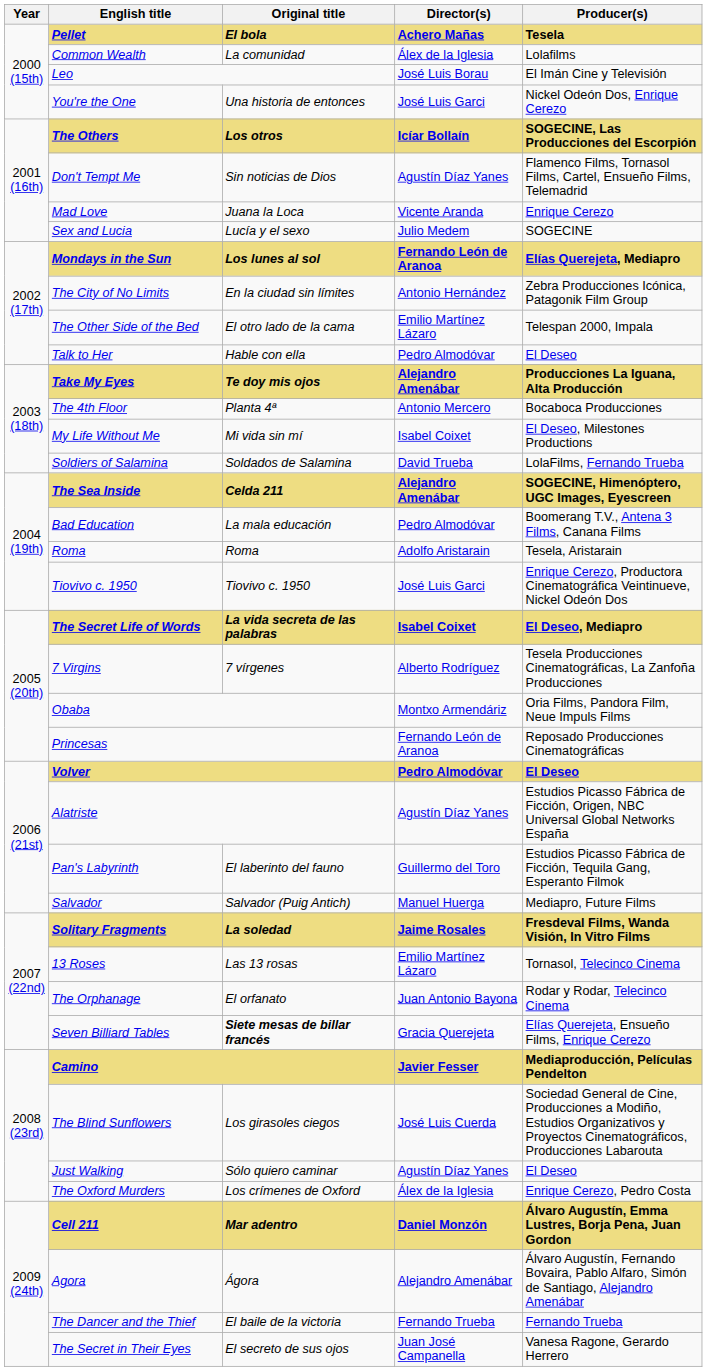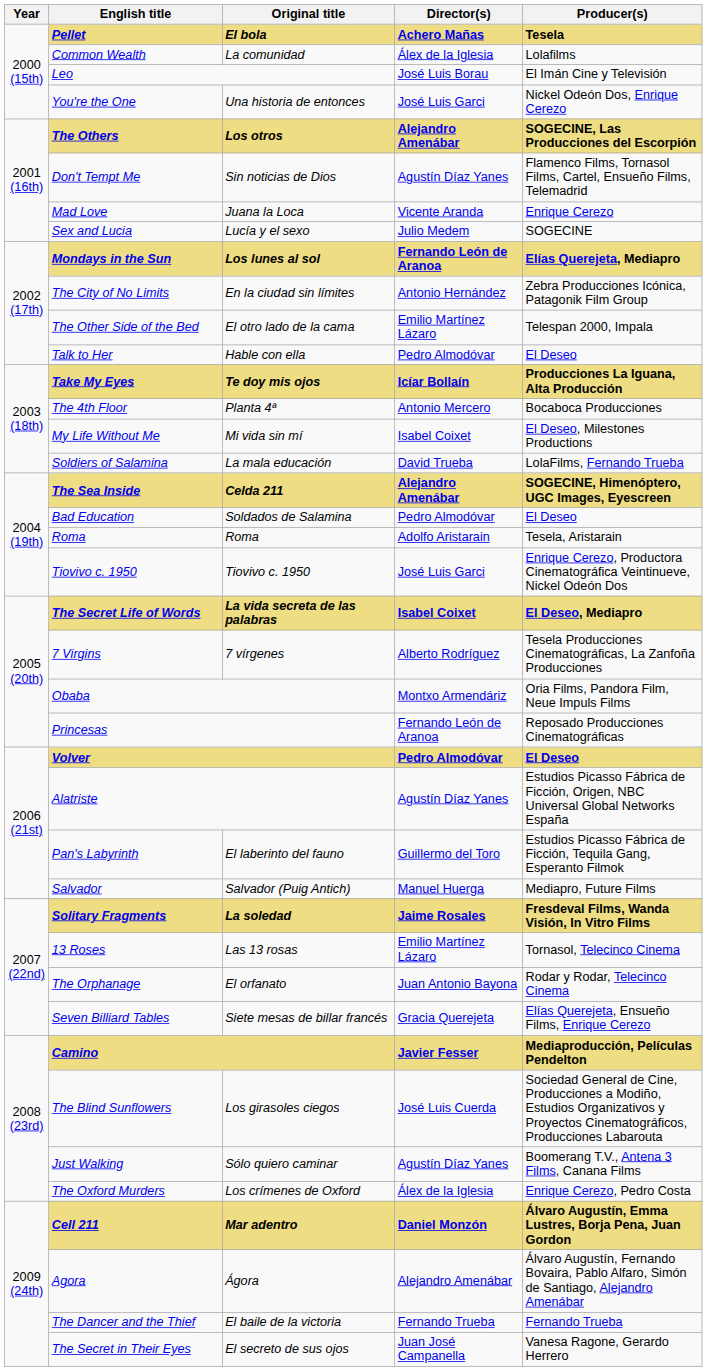(434, 136) Icíar Bollaín -> (429, 136) Alejandro Amenábar
(429, 381) Alejandro Amenábar -> (434, 381) Icíar Bollaín
(288, 463) Soldados de Salamina -> (278, 463) La mala educación
(278, 524) La mala educación -> (288, 517) Soldados de Salamina
(599, 524) Boomerang T.V., Antena 3 Films, Canana Films -> (551, 517) El Deseo
(288, 1032) bold -> (306, 1018) normal
(551, 1171) El Deseo -> (599, 1164) Boomerang T.V., Antena 3 Films, Canana Films
